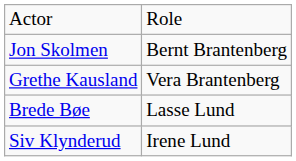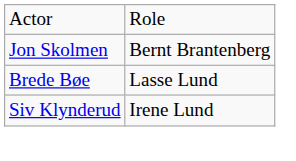- row: (73, 79)
